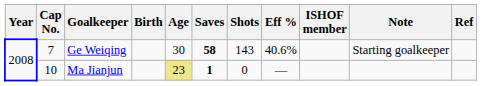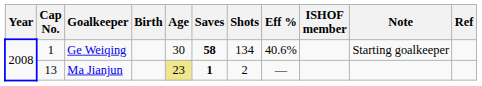(51, 50) 7 -> (51, 50) 1
(245, 50) 143 -> (245, 50) 134
(51, 70) 10 -> (51, 70) 13
(245, 70) 0 -> (245, 70) 2
